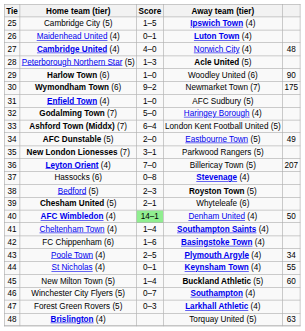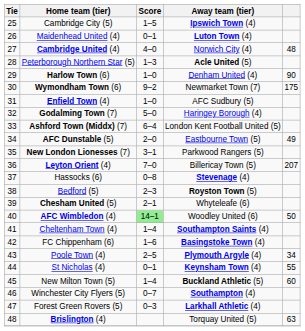(223, 75) Woodley United (6) -> (223, 75) Denham United (4)
(223, 216) Denham United (4) -> (223, 216) Woodley United (6)
